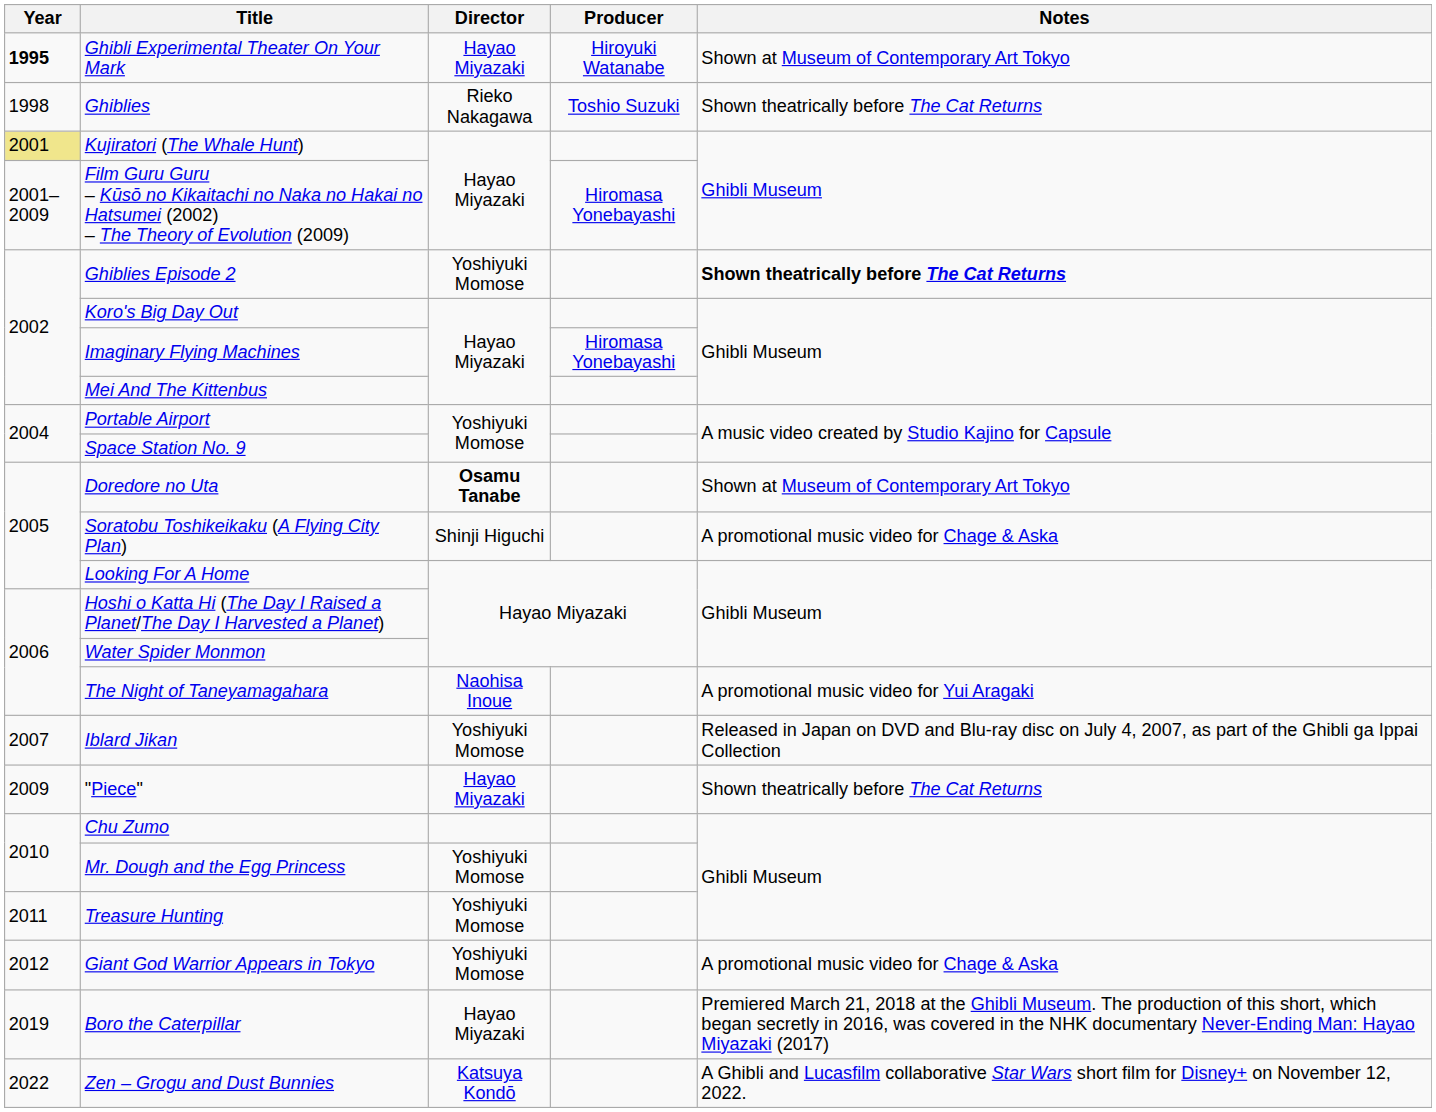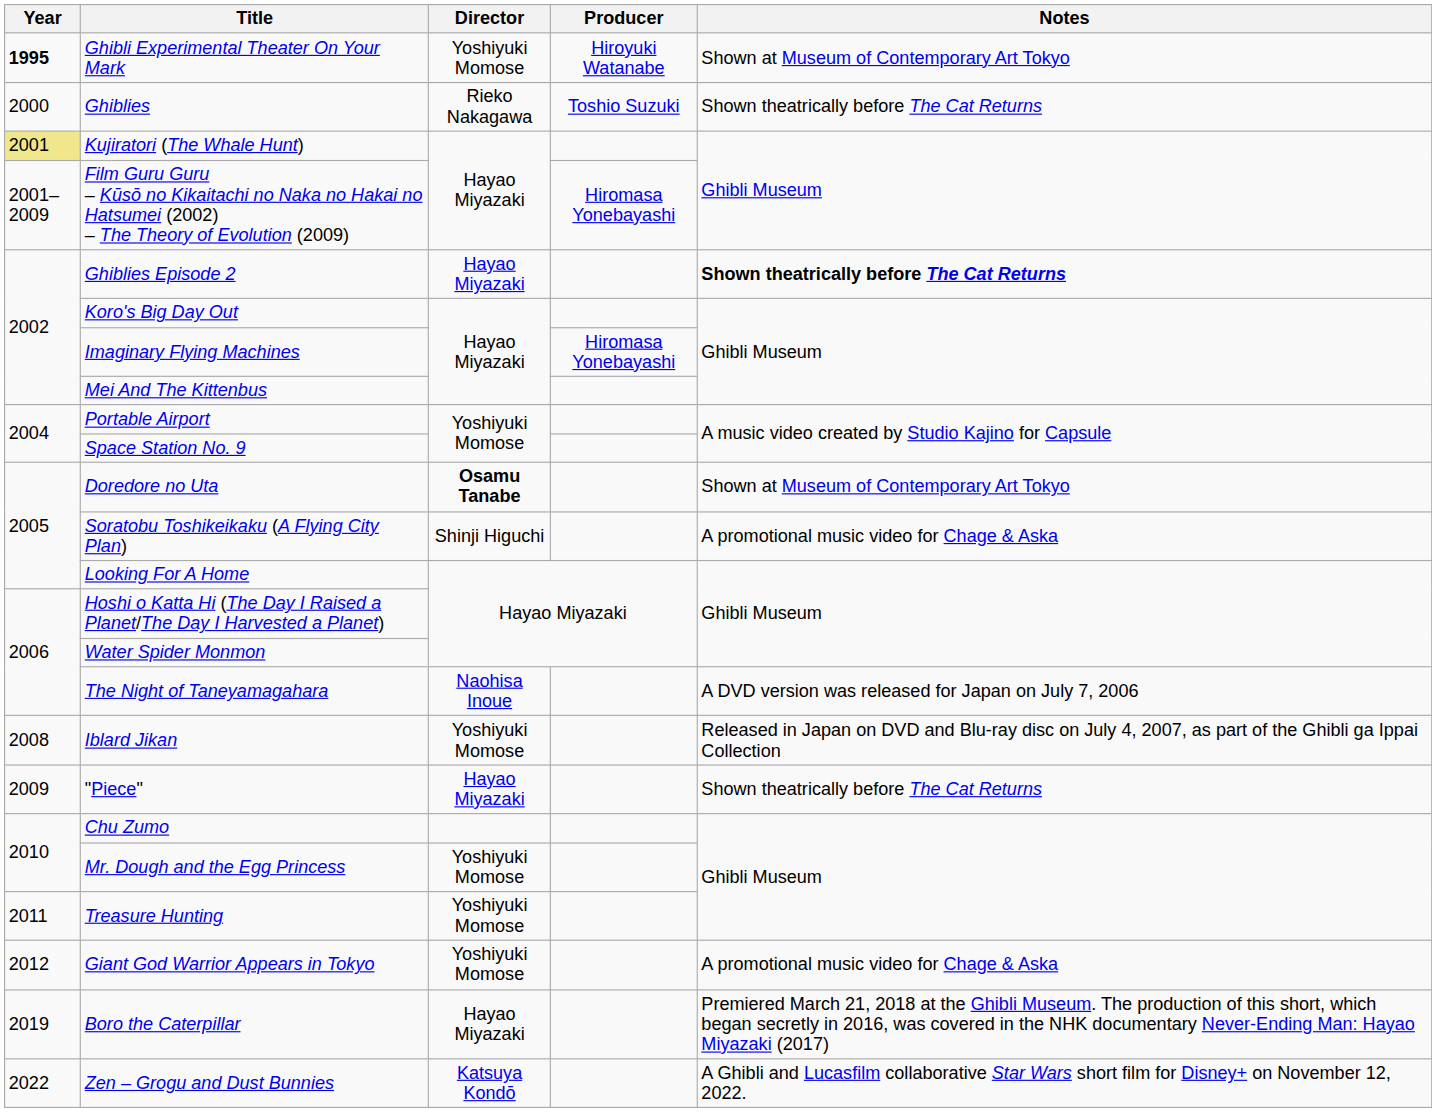(490, 57) Hayao Miyazaki -> (490, 57) Yoshiyuki Momose
(29, 106) 1998 -> (29, 106) 2000
(490, 274) Yoshiyuki Momose -> (490, 274) Hayao Miyazaki
(868, 691) A promotional music video for Yui Aragaki -> (920, 691) A DVD version was released for Japan on July 7, 2006
(29, 740) 2007 -> (29, 740) 2008
